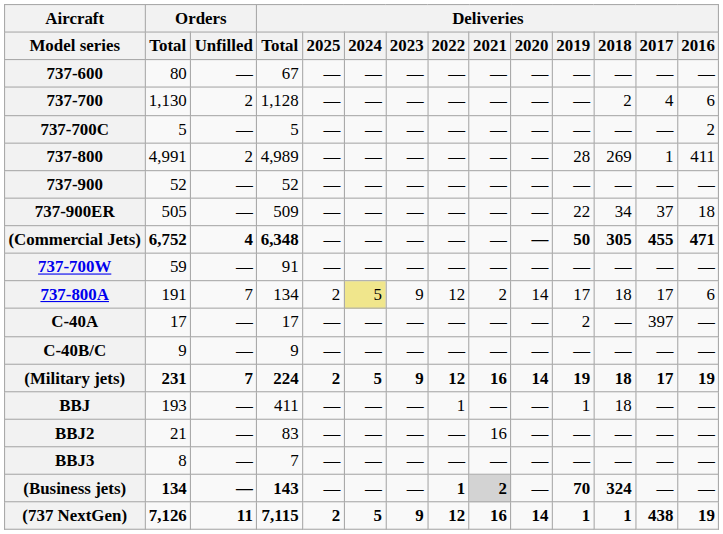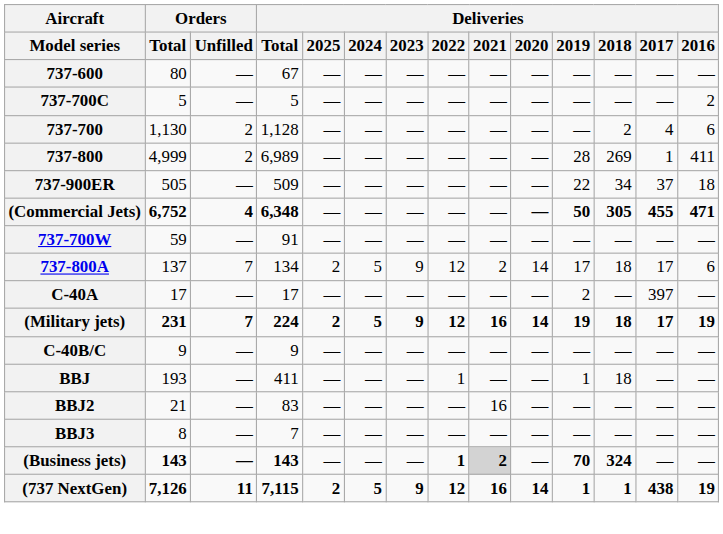rows swapped: (75, 101) <-> (75, 129)
(168, 156) 4,991 -> (168, 156) 4,999
(280, 156) 4,989 -> (280, 156) 6,989
- row: (75, 184)
(174, 295) 191 -> (174, 267) 137
(378, 295) khaki background -> (378, 267) no background
rows swapped: (75, 350) <-> (75, 377)
(174, 488) 134 -> (174, 460) 143
